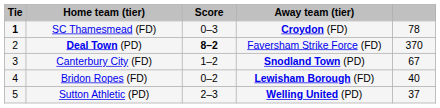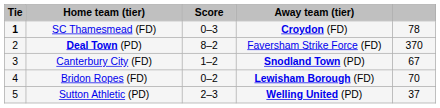(209, 46) bold -> (209, 46) normal
(414, 78) 40 -> (414, 78) 70
